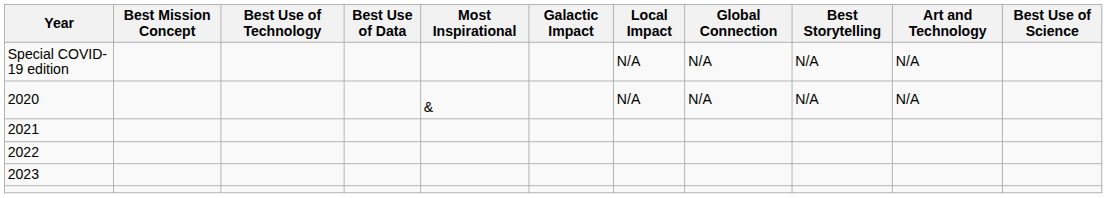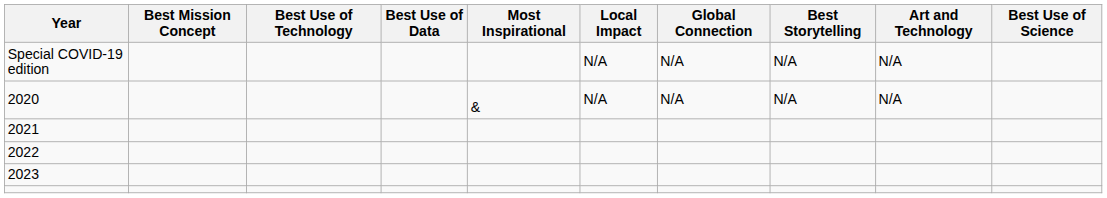- column: (571, 23)
